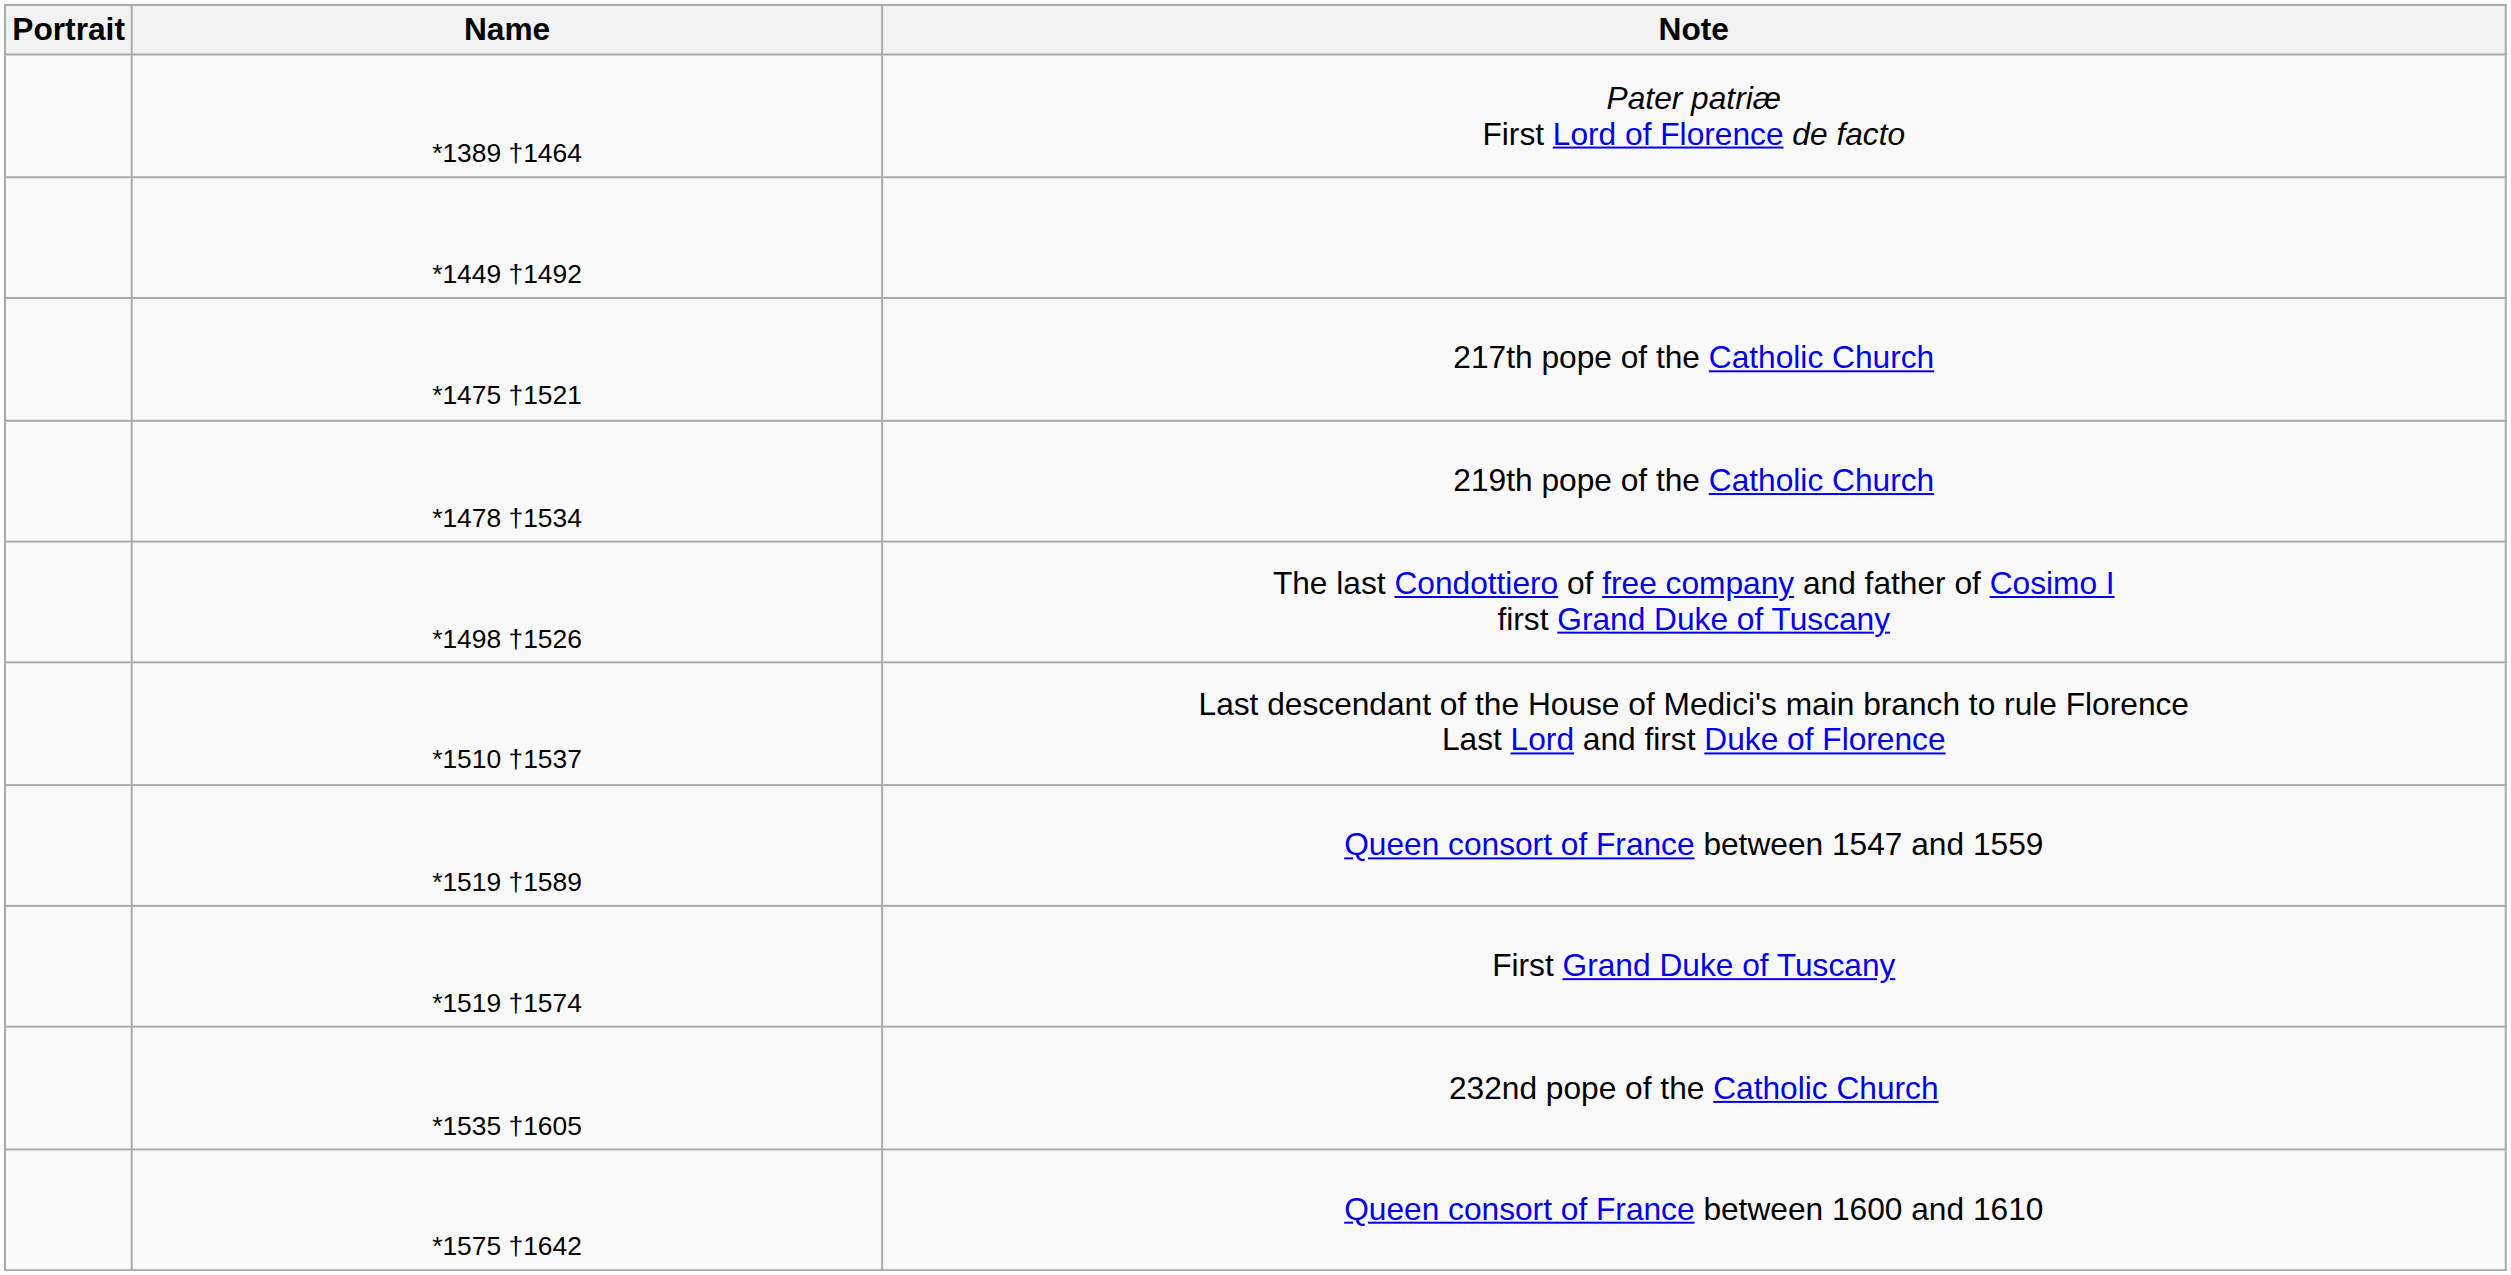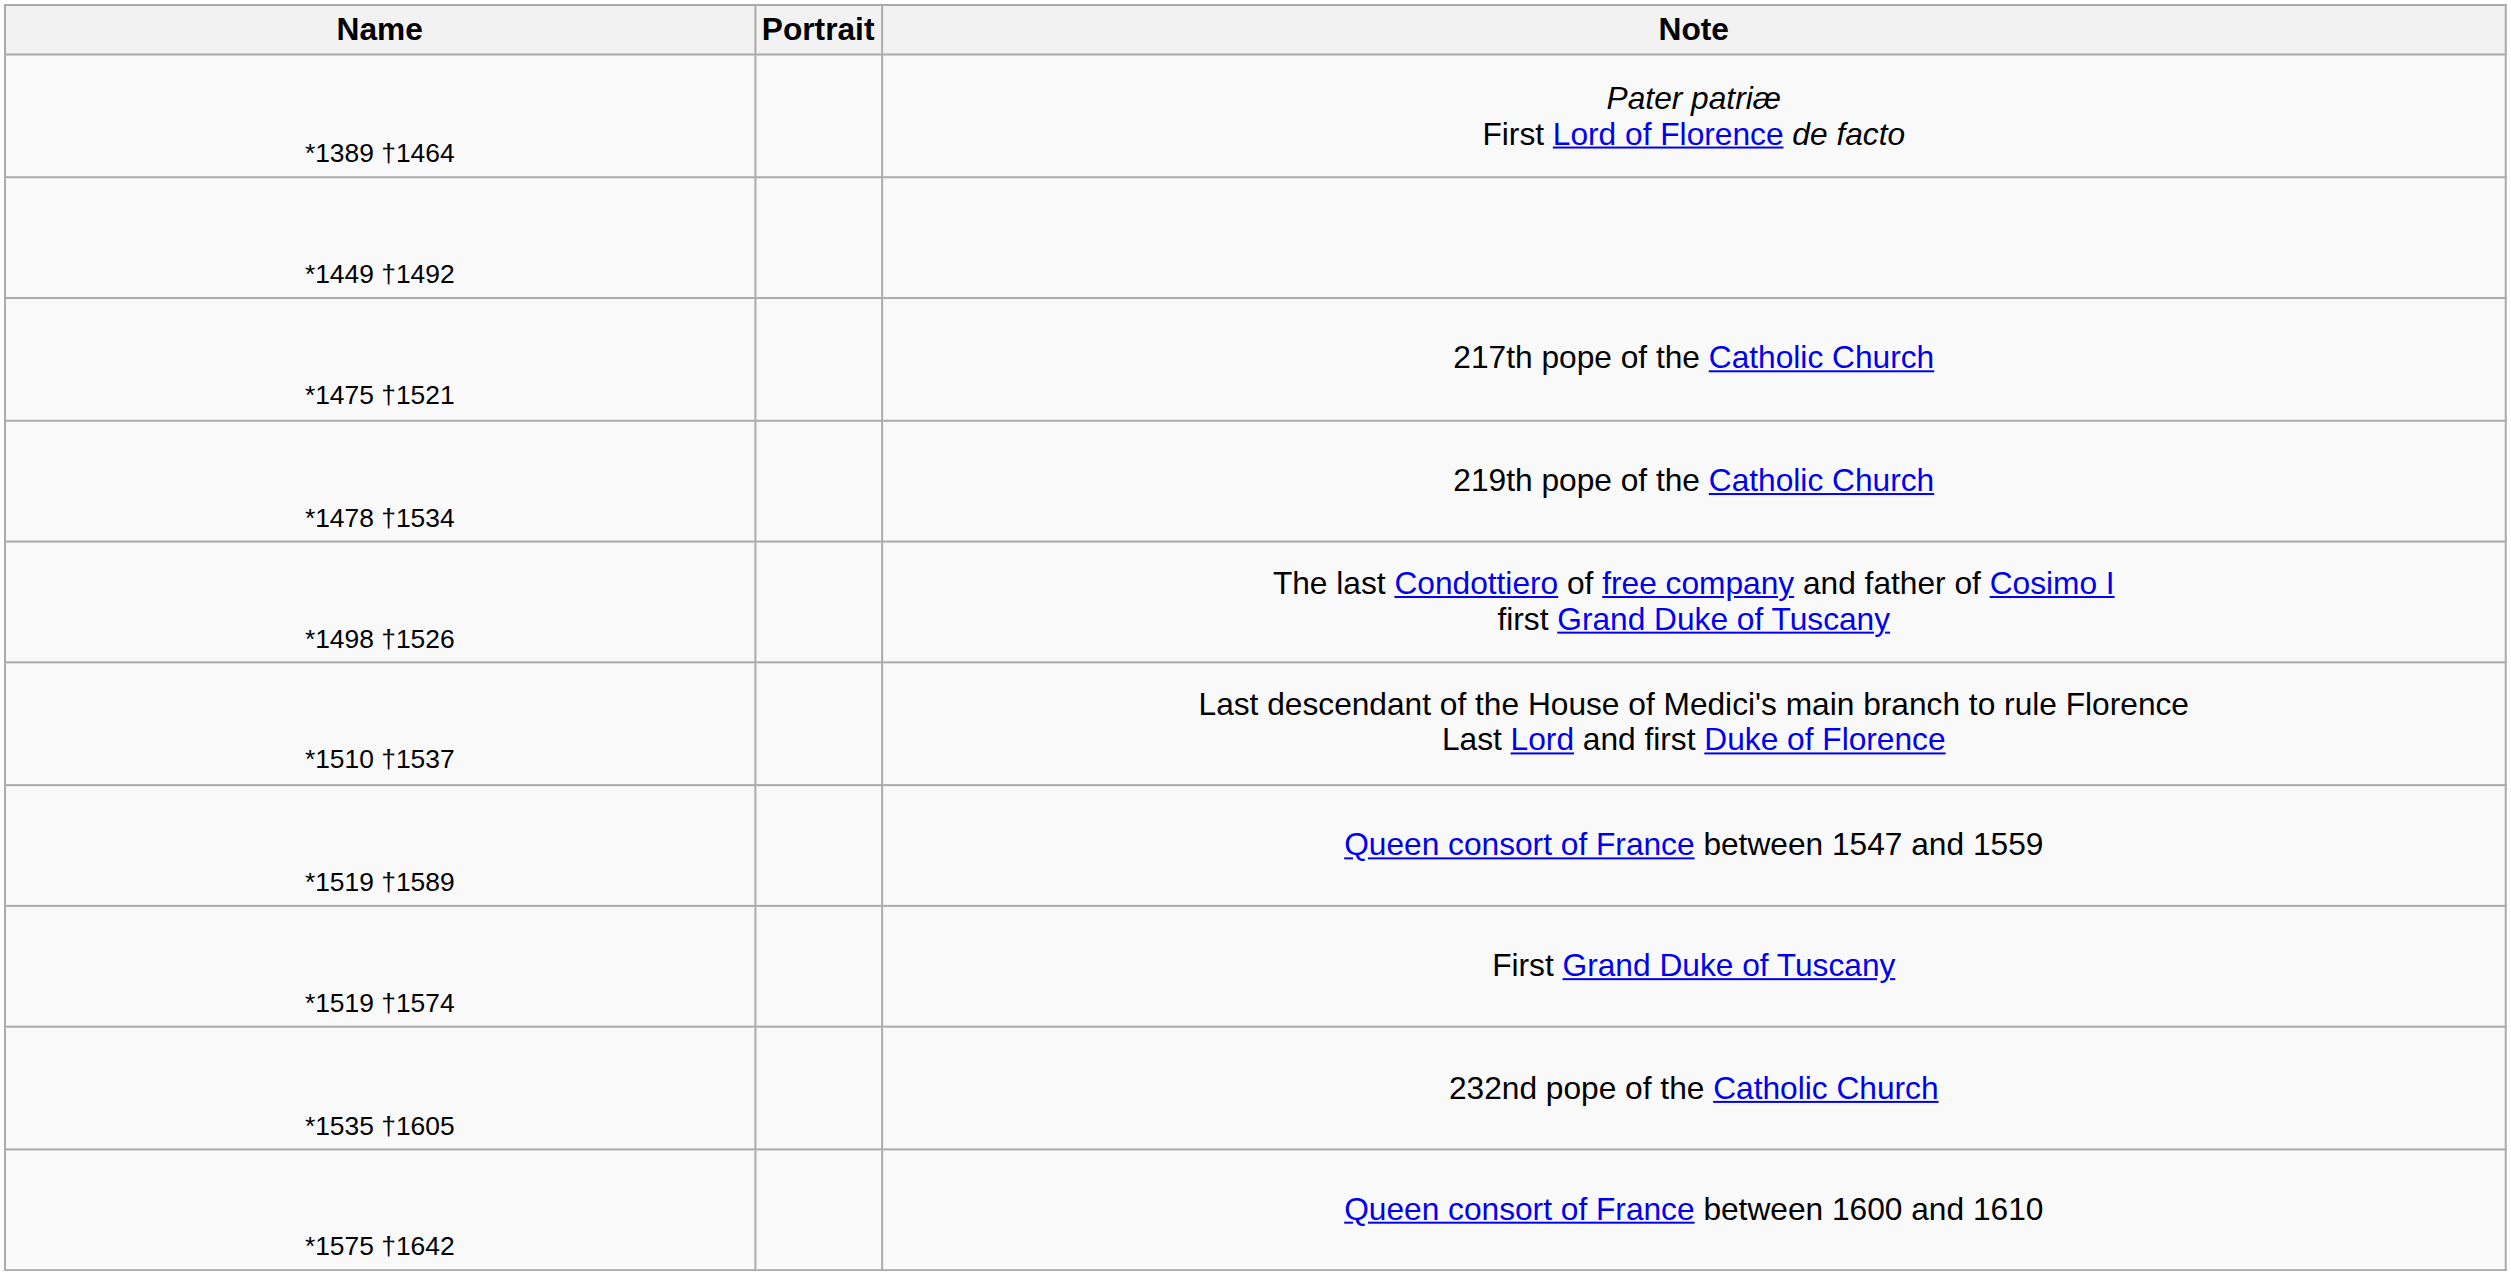columns swapped: (507, 29) <-> (69, 29)
